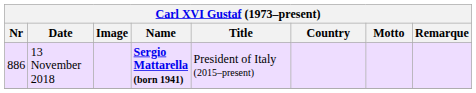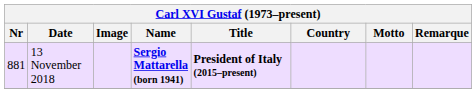(16, 65) 886 -> (16, 65) 881
(235, 65) normal -> (238, 65) bold
